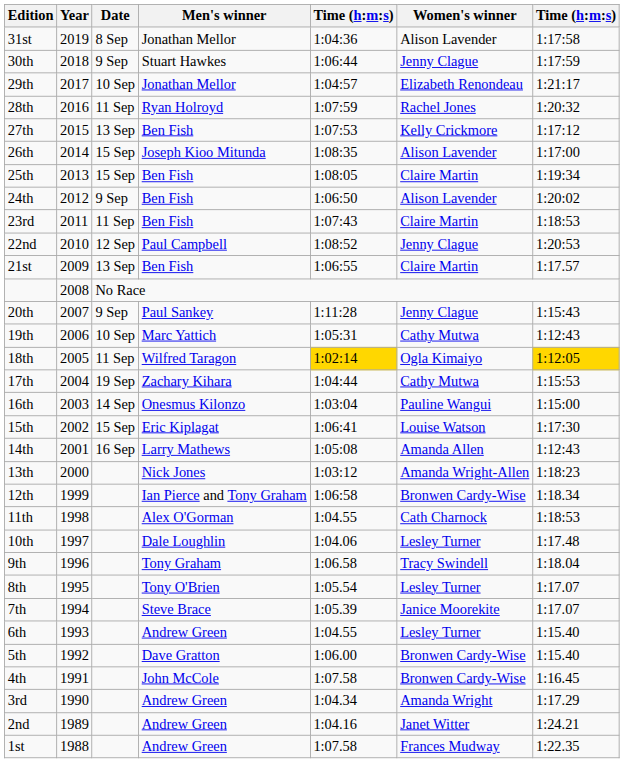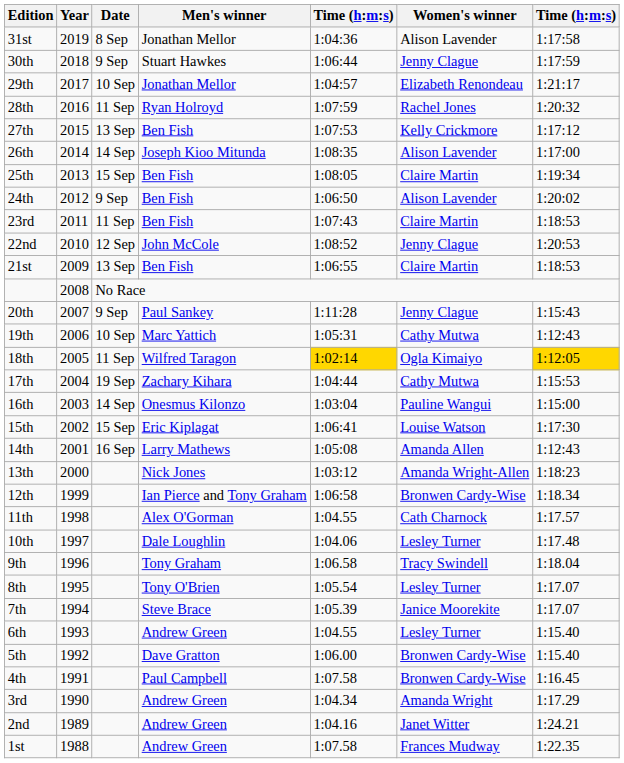(115, 152) 15 Sep -> (115, 152) 14 Sep
(184, 244) Paul Campbell -> (180, 244) John McCole
(558, 267) 1:17.57 -> (558, 267) 1:18:53
(558, 518) 1:18:53 -> (558, 518) 1:17.57
(180, 678) John McCole -> (184, 678) Paul Campbell
